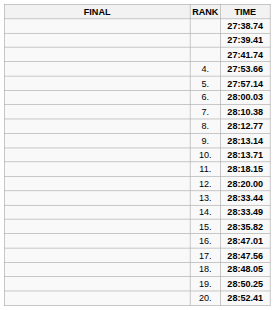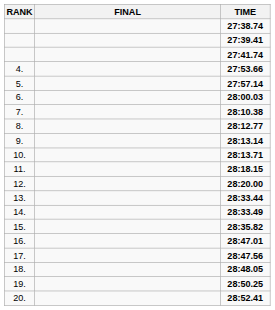columns swapped: (205, 12) <-> (97, 12)
